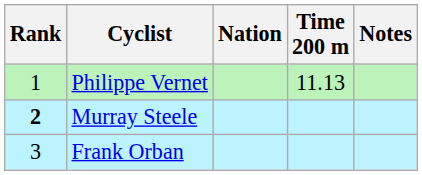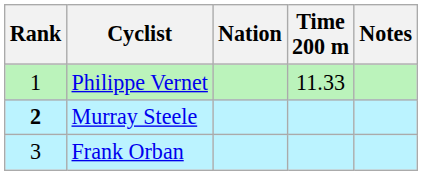(321, 81) 11.13 -> (321, 81) 11.33
